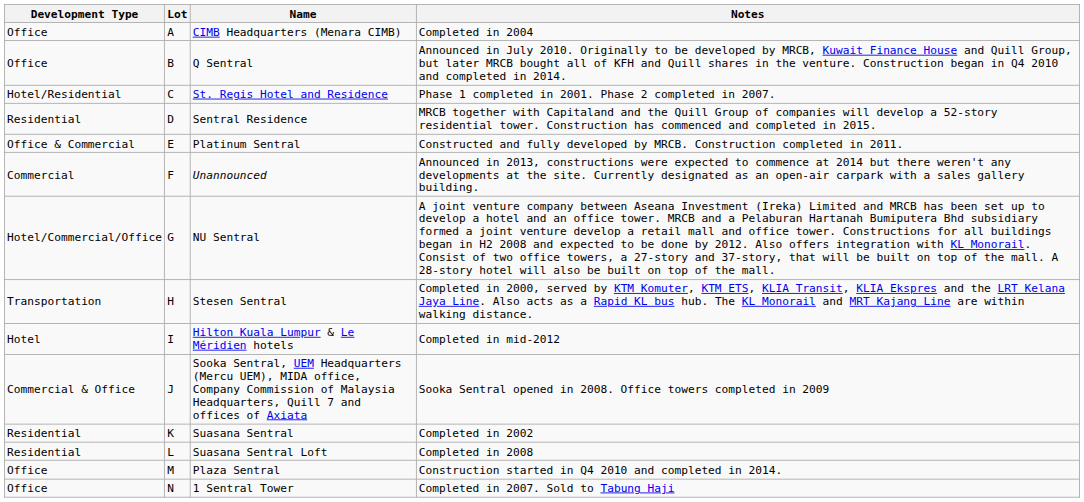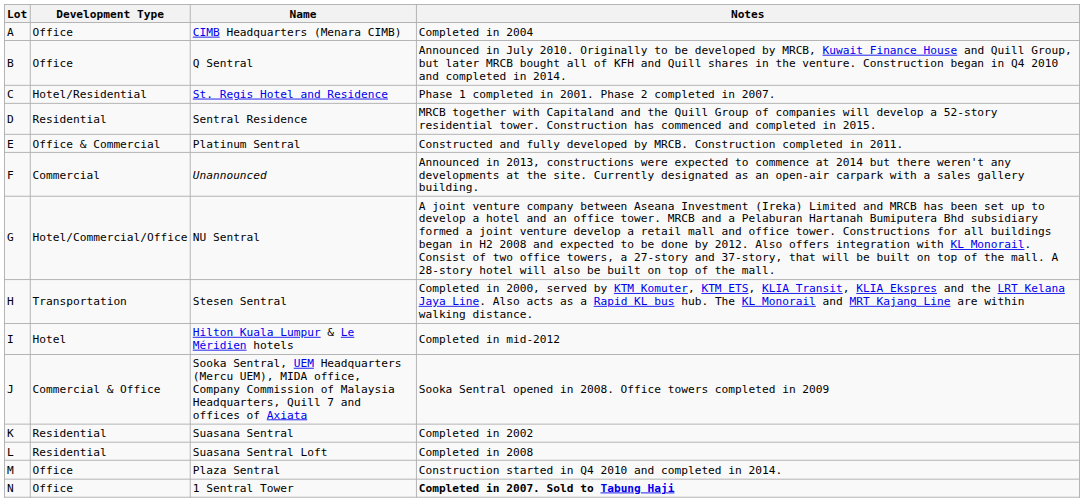columns swapped: (177, 14) <-> (84, 14)
(547, 488) normal -> (547, 488) bold
